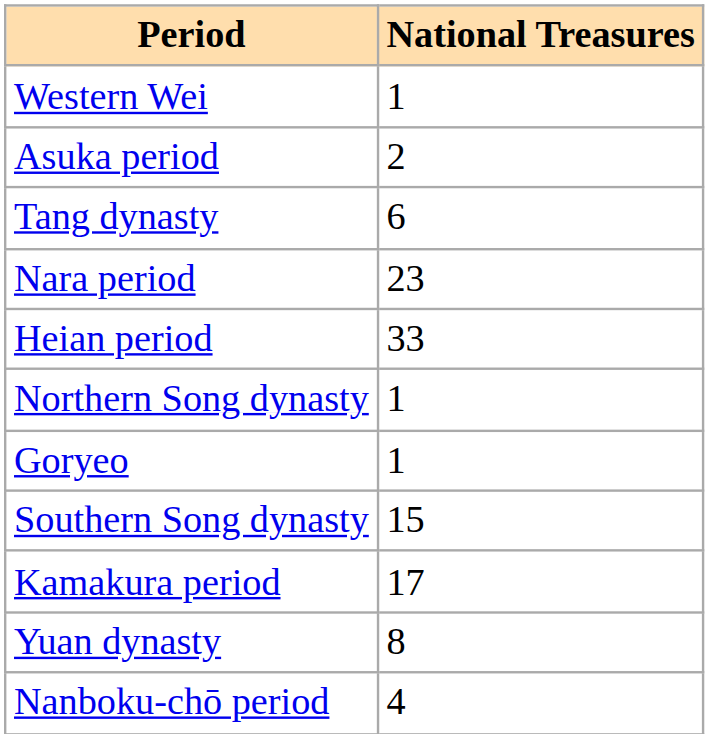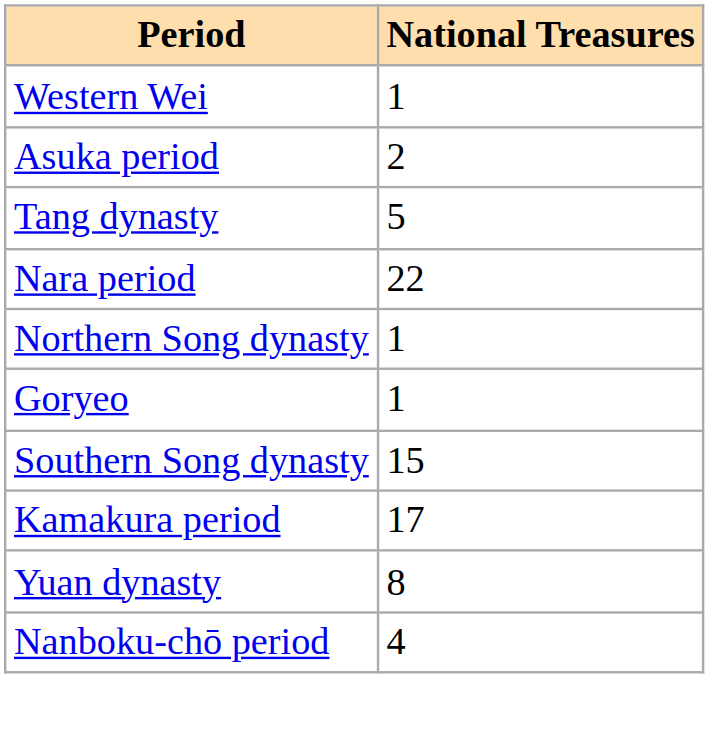(396, 217) 6 -> (396, 217) 5
(406, 277) 23 -> (406, 277) 22
- row: (113, 338)
